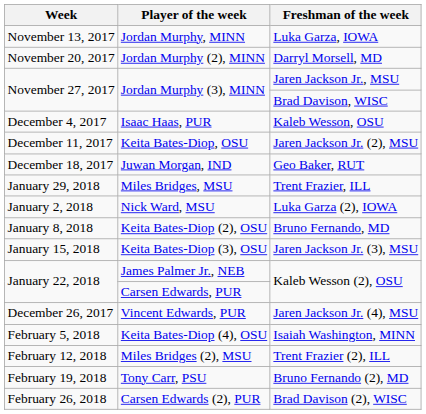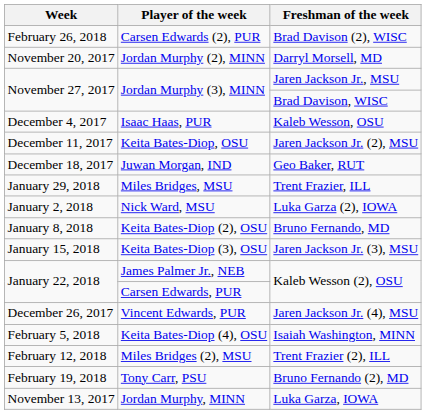rows swapped: (183, 36) <-> (191, 398)
